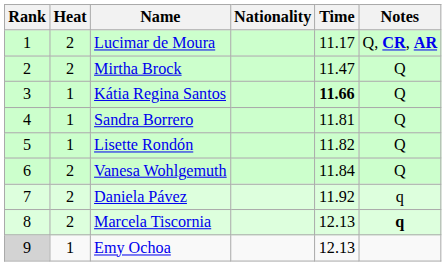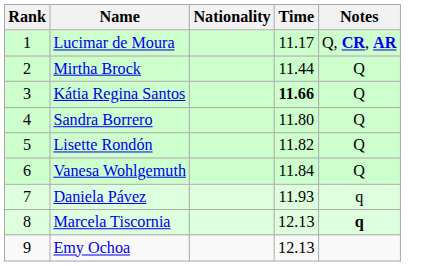- column: (70, 17)
(337, 68) 11.47 -> (296, 68) 11.44
(337, 119) 11.81 -> (296, 119) 11.80
(337, 196) 11.92 -> (296, 196) 11.93
(27, 247) lightgrey background -> (27, 247) no background
